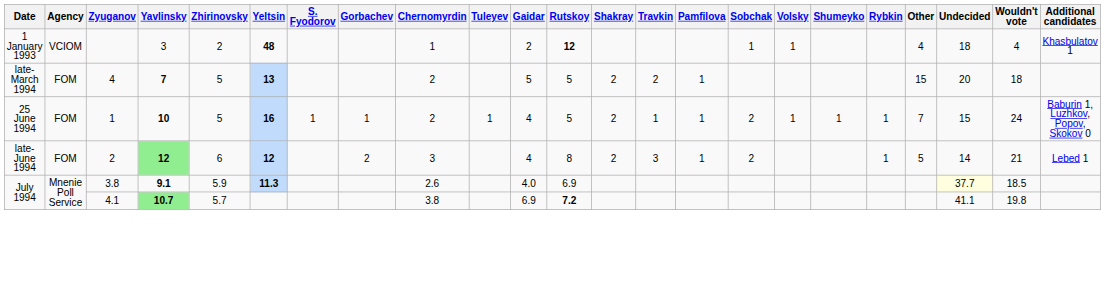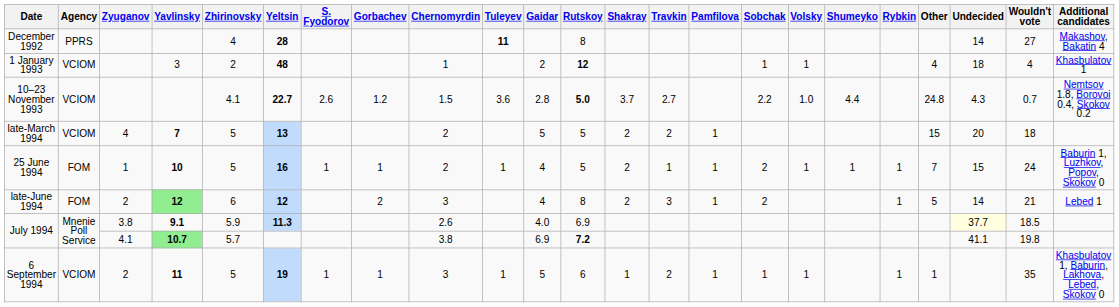+ row: (31, 41)
+ row: (31, 100)
(65, 80) FOM -> (79, 134) VCIOM
+ row: (31, 275)
